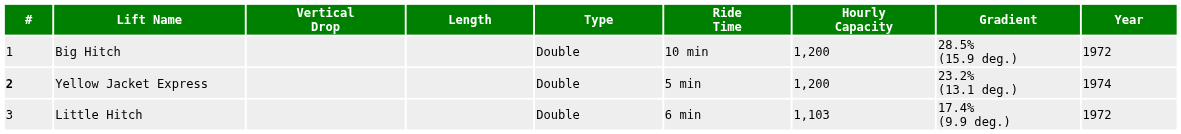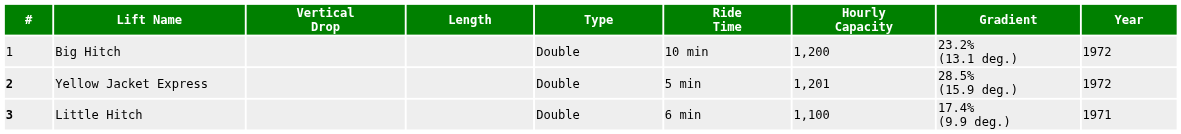(978, 51) 28.5% (15.9 deg.) -> (978, 51) 23.2% (13.1 deg.)
(812, 83) 1,200 -> (812, 83) 1,201
(978, 83) 23.2% (13.1 deg.) -> (978, 83) 28.5% (15.9 deg.)
(1097, 83) 1974 -> (1097, 83) 1972
(9, 115) normal -> (9, 115) bold
(812, 115) 1,103 -> (812, 115) 1,100
(1097, 115) 1972 -> (1097, 115) 1971
